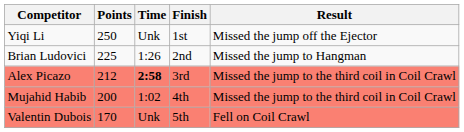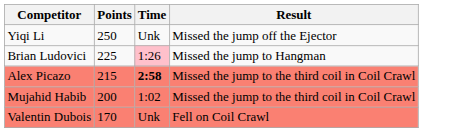- column: (190, 14)
(149, 55) no background -> (149, 55) pink background
(107, 76) 212 -> (107, 76) 215
